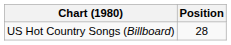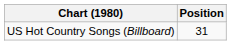(202, 31) 28 -> (202, 31) 31
